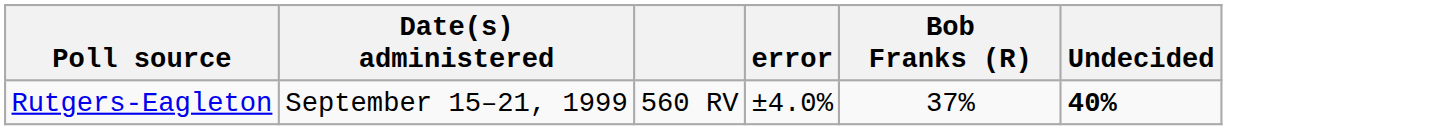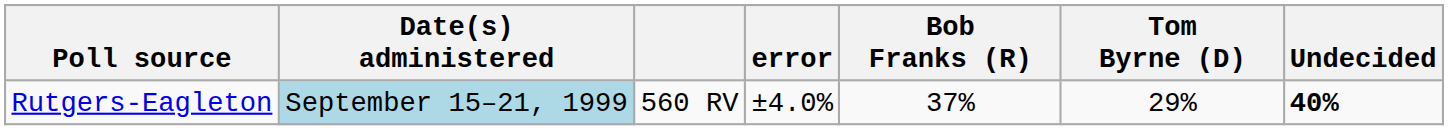+ column: (1172, 43)
(457, 103) no background -> (457, 103) lightblue background
